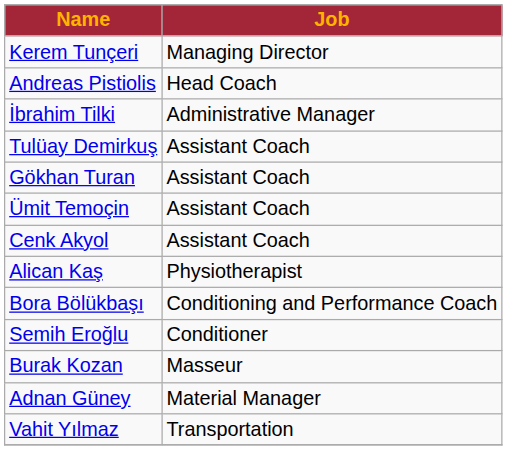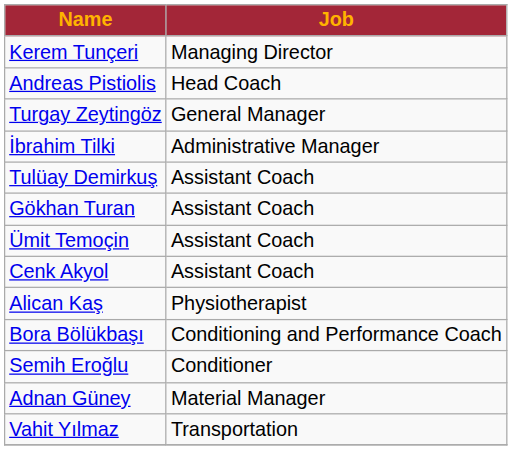+ row: (85, 114)
- row: (66, 366)
